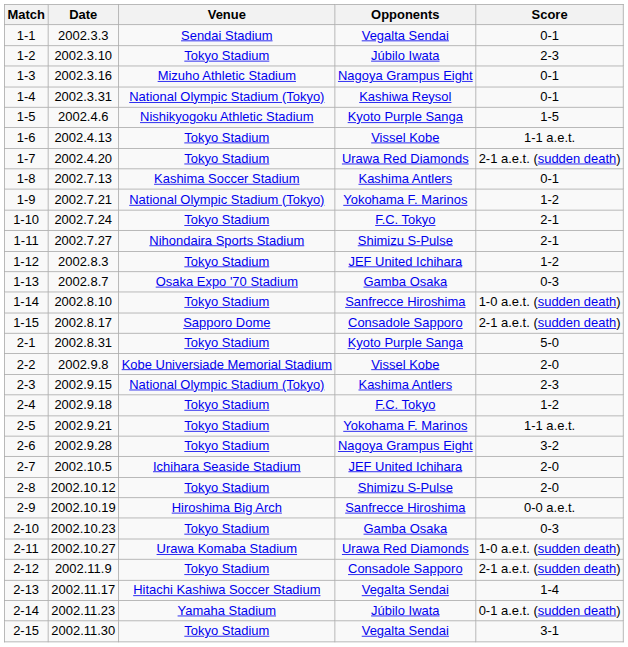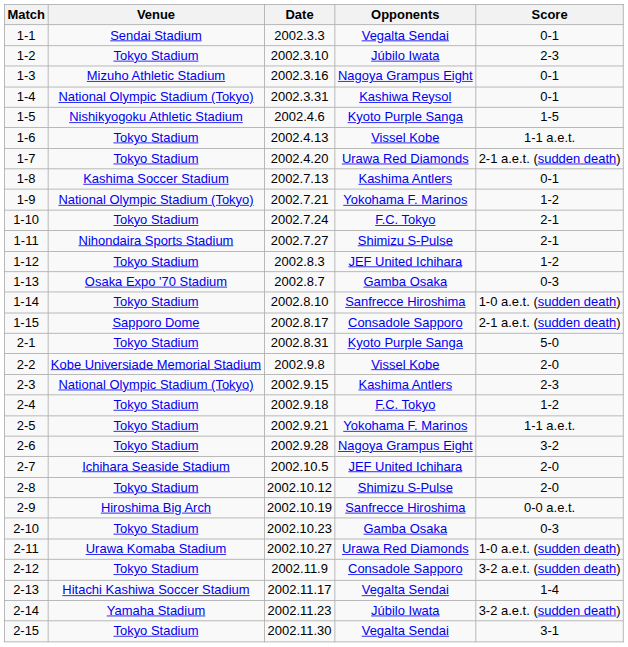columns swapped: (83, 14) <-> (227, 14)
(550, 569) 2-1 a.e.t. (sudden death) -> (550, 569) 3-2 a.e.t. (sudden death)
(550, 610) 0-1 a.e.t. (sudden death) -> (550, 610) 3-2 a.e.t. (sudden death)
